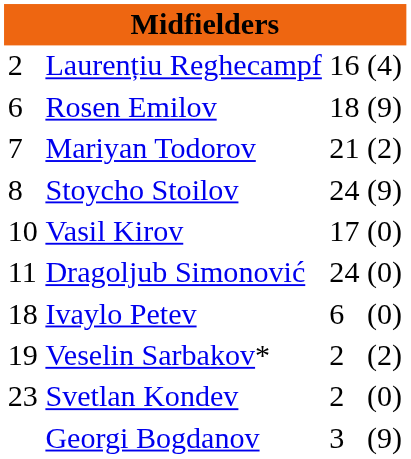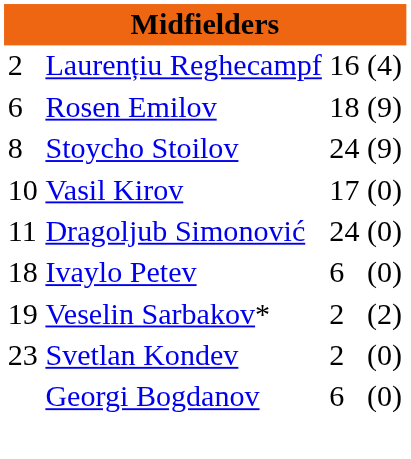- row: (151, 148)
(337, 437) 3 -> (337, 396) 6
(385, 437) (9) -> (385, 396) (0)
